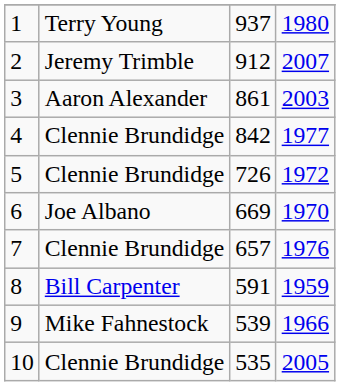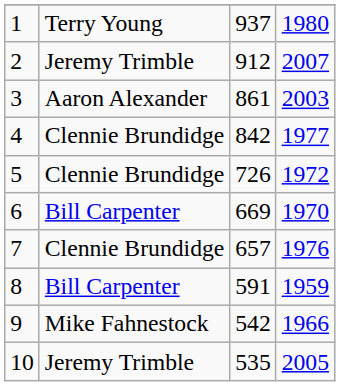(98, 211) Joe Albano -> (112, 211) Bill Carpenter
(253, 323) 539 -> (253, 323) 542
(135, 361) Clennie Brundidge -> (119, 361) Jeremy Trimble
